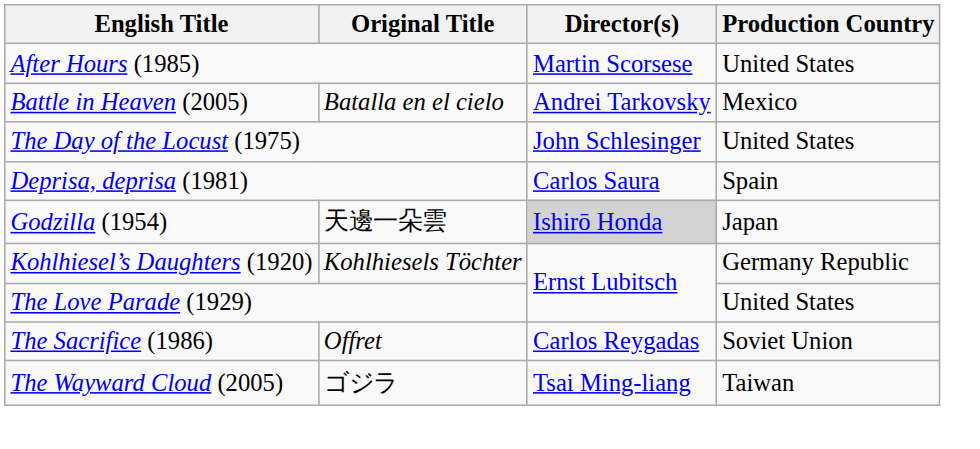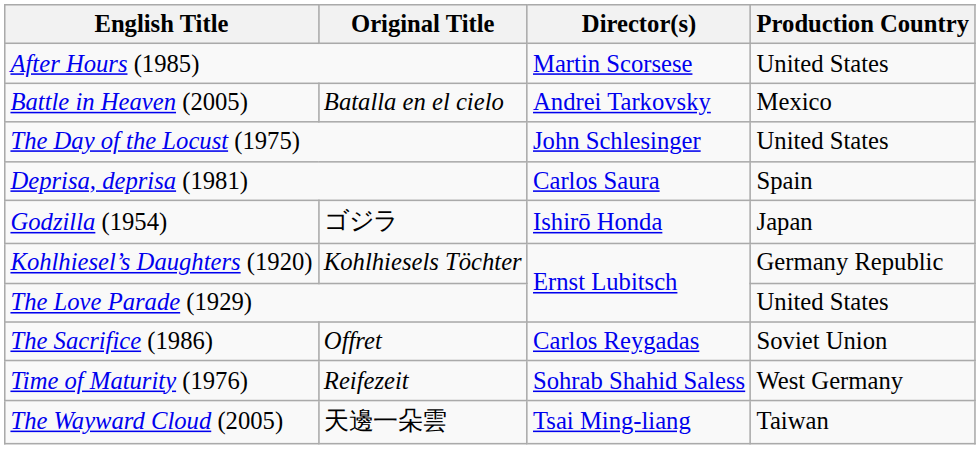(385, 220) 天邊一朵雲 -> (361, 220) ゴジラ
(598, 221) lightgrey background -> (598, 221) no background
+ row: (129, 380)
(361, 381) ゴジラ -> (385, 420) 天邊一朵雲
